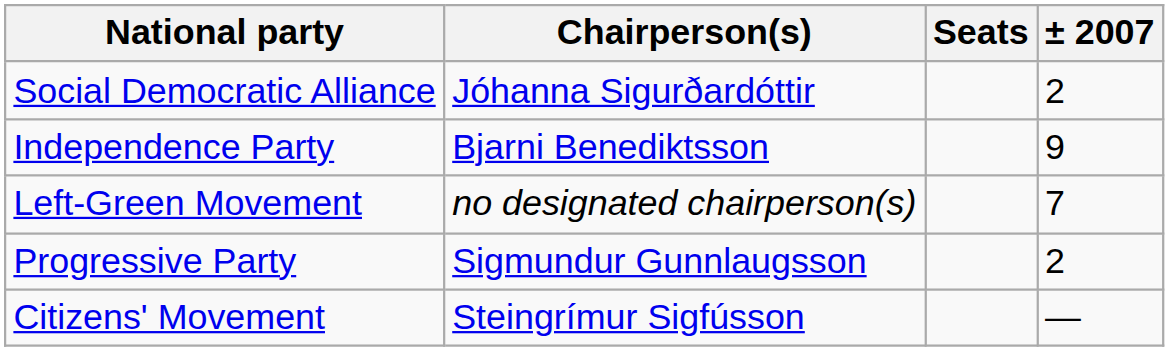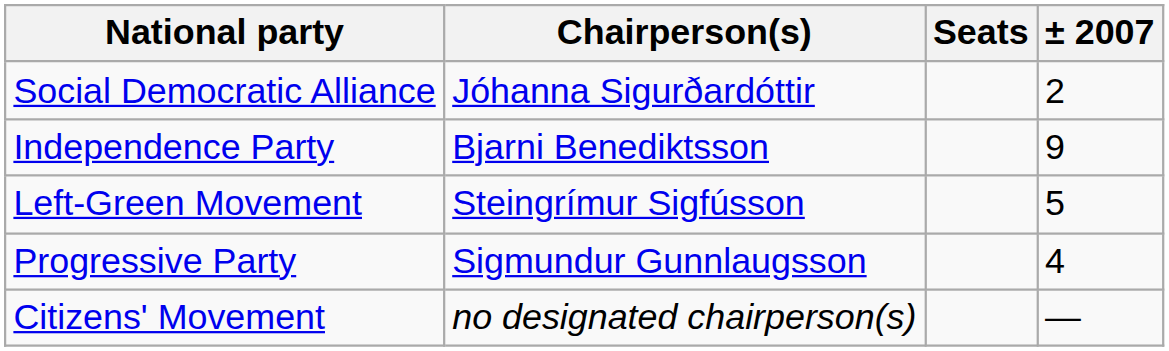(684, 203) no designated chairperson(s) -> (629, 203) Steingrímur Sigfússon
(1055, 203) 7 -> (1055, 203) 5
(1055, 260) 2 -> (1055, 260) 4
(629, 317) Steingrímur Sigfússon -> (684, 317) no designated chairperson(s)
